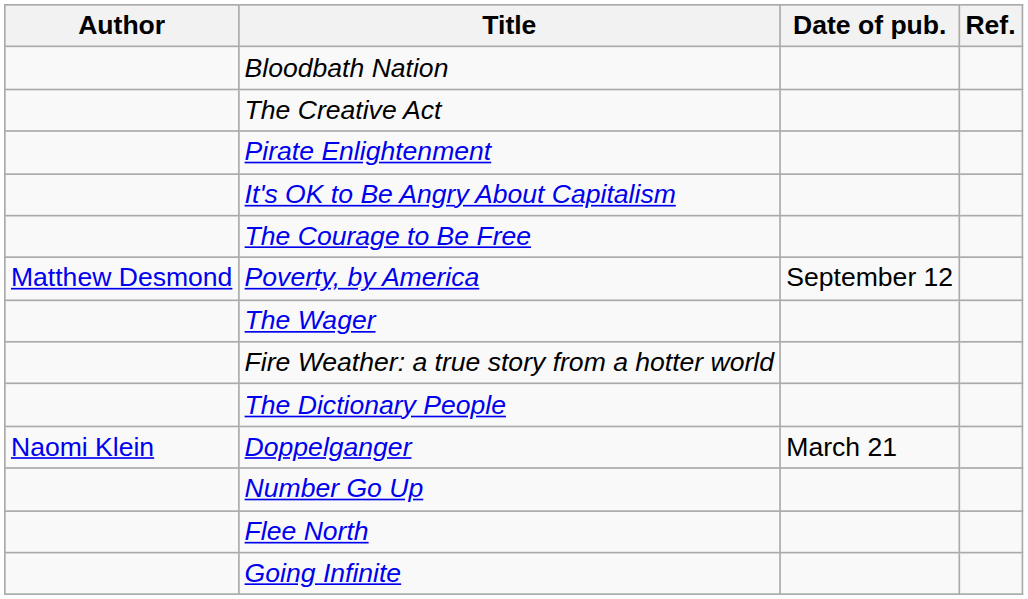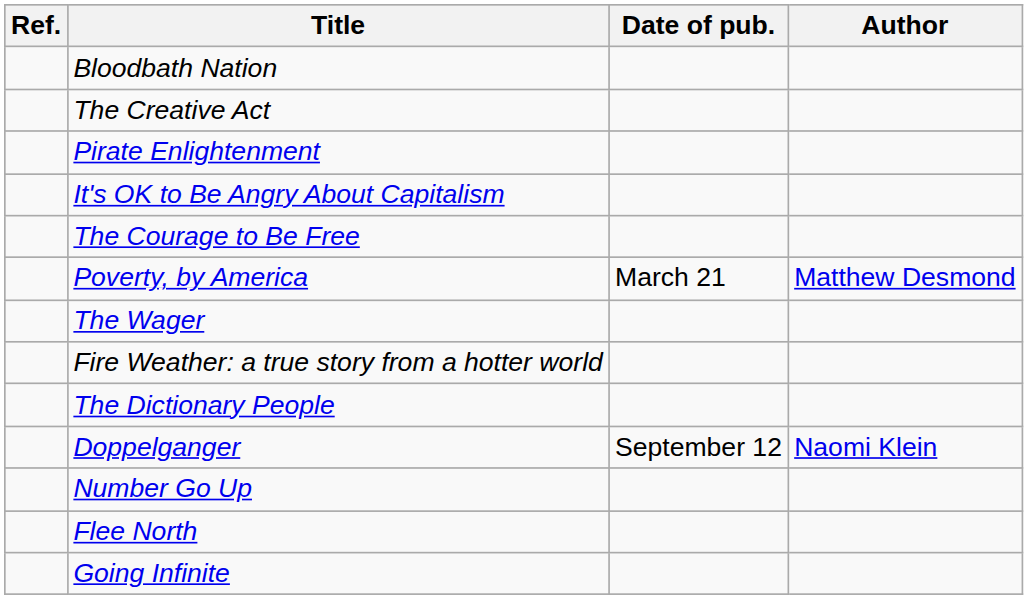columns swapped: (122, 25) <-> (990, 25)
(870, 278) September 12 -> (670, 278) March 21
(842, 446) March 21 -> (698, 446) September 12
